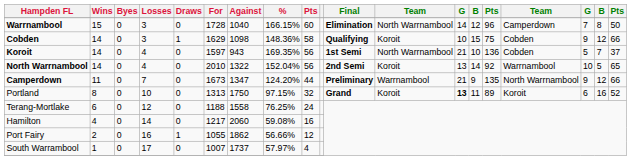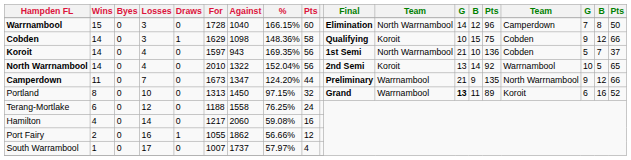(239, 93) 1750 -> (239, 93) 1450
(389, 93) Koroit -> (403, 93) Warrnambool
